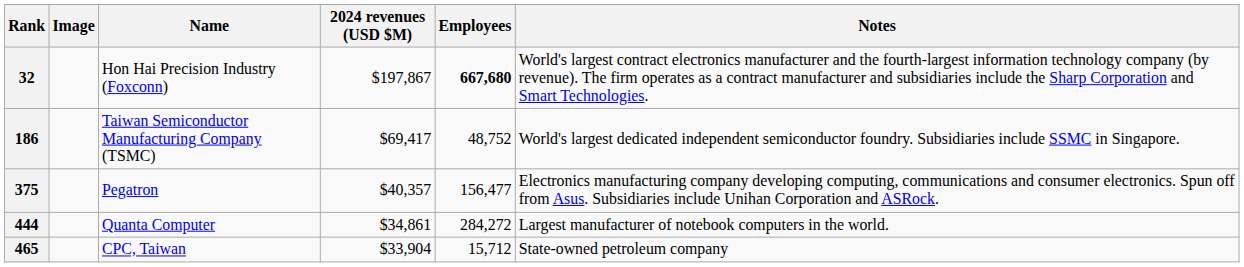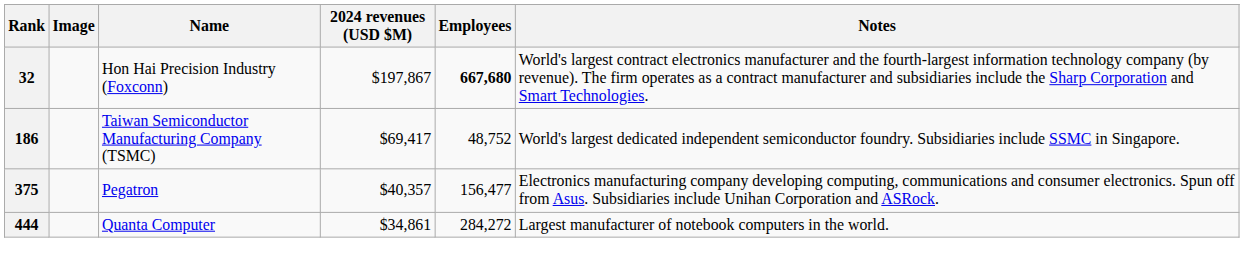- row: (27, 249)
